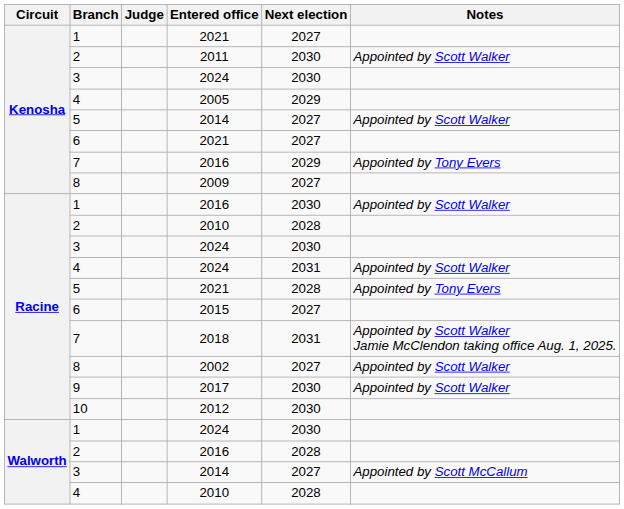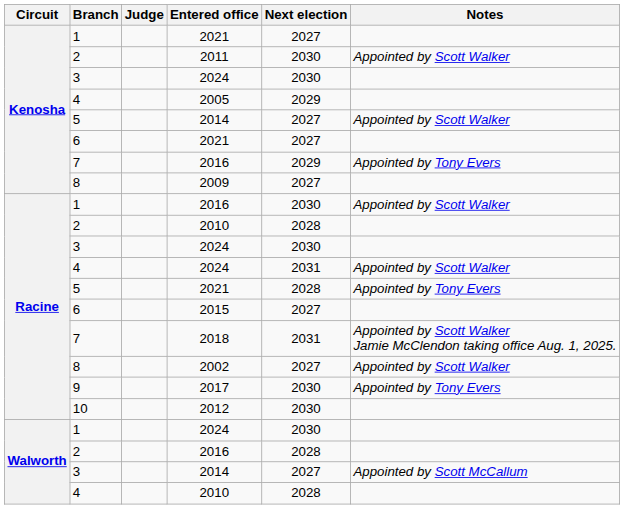(432, 388) Appointed by Scott Walker -> (427, 388) Appointed by Tony Evers
